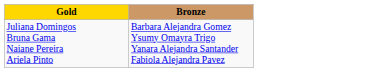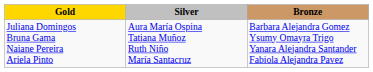+ column: (186, 12)
